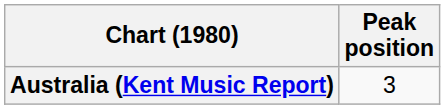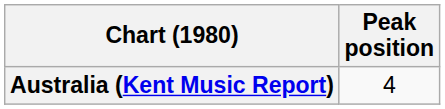(389, 85) 3 -> (389, 85) 4
